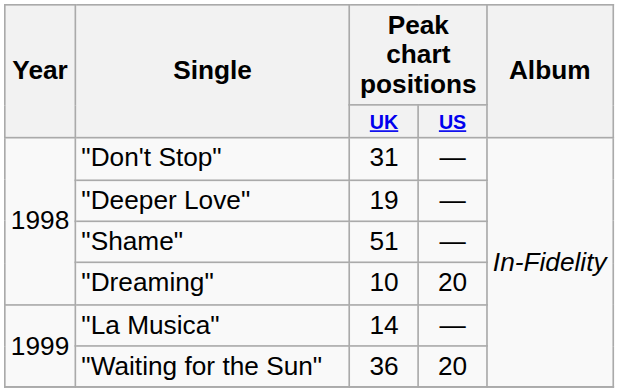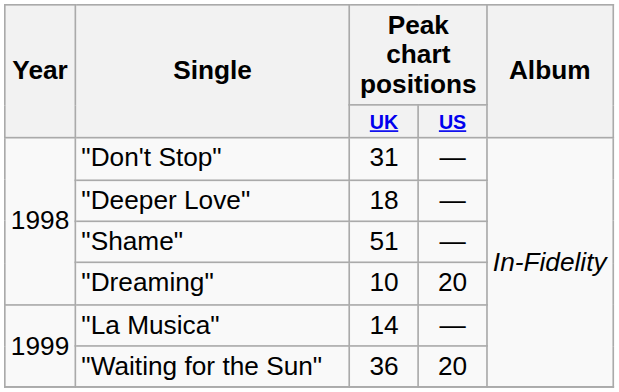(384, 200) 19 -> (384, 200) 18
